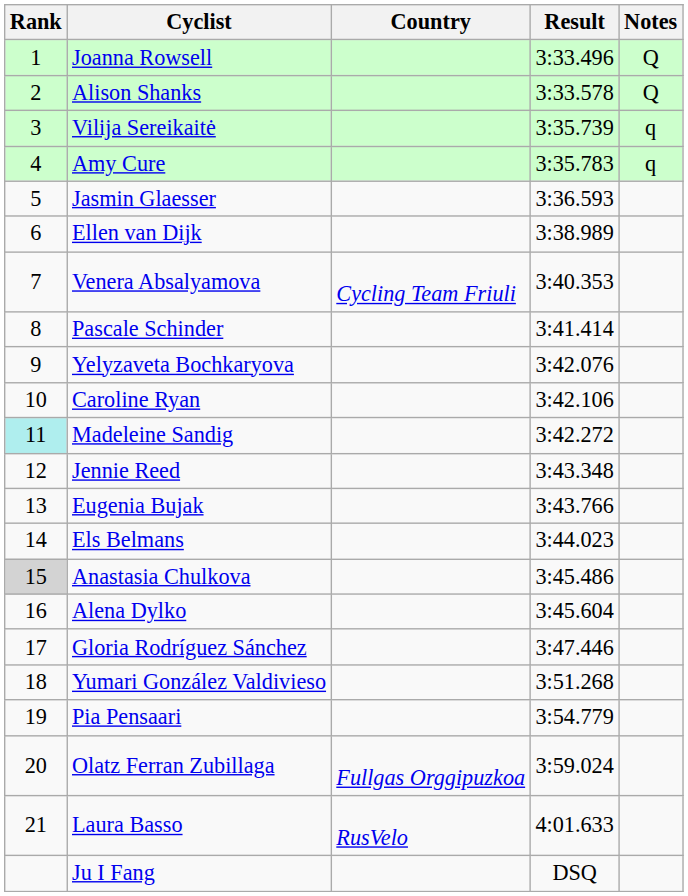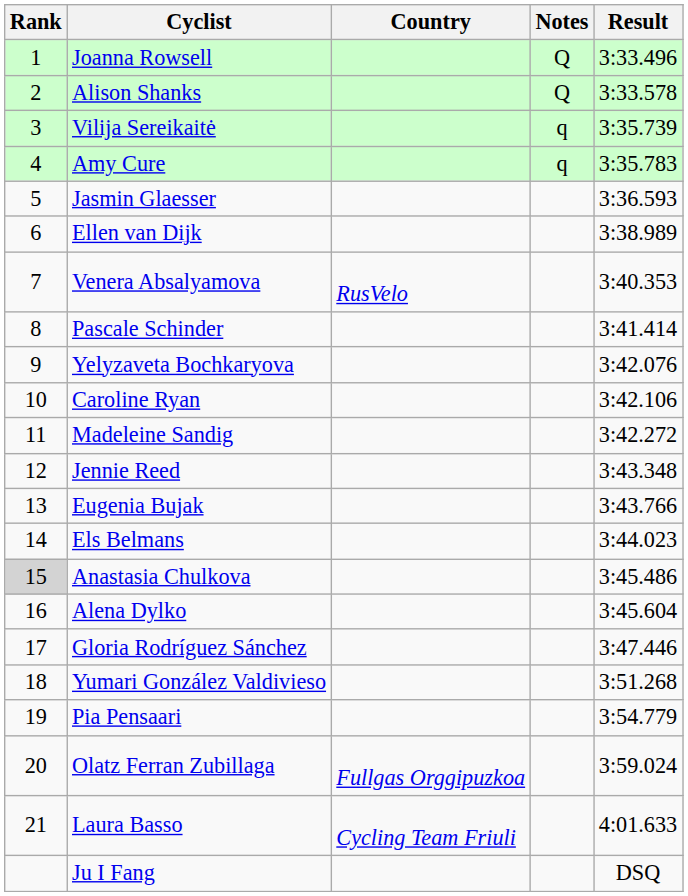columns swapped: (575, 22) <-> (651, 22)
(426, 294) Cycling Team Friuli -> (372, 294) RusVelo
(36, 435) paleturquoise background -> (36, 435) no background
(372, 837) RusVelo -> (426, 837) Cycling Team Friuli
